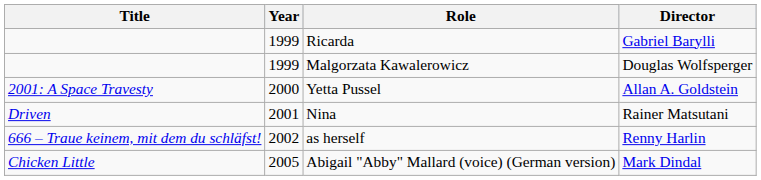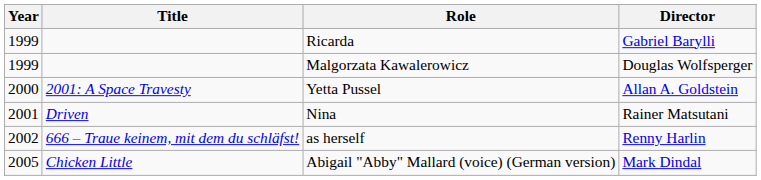columns swapped: (284, 16) <-> (135, 16)
